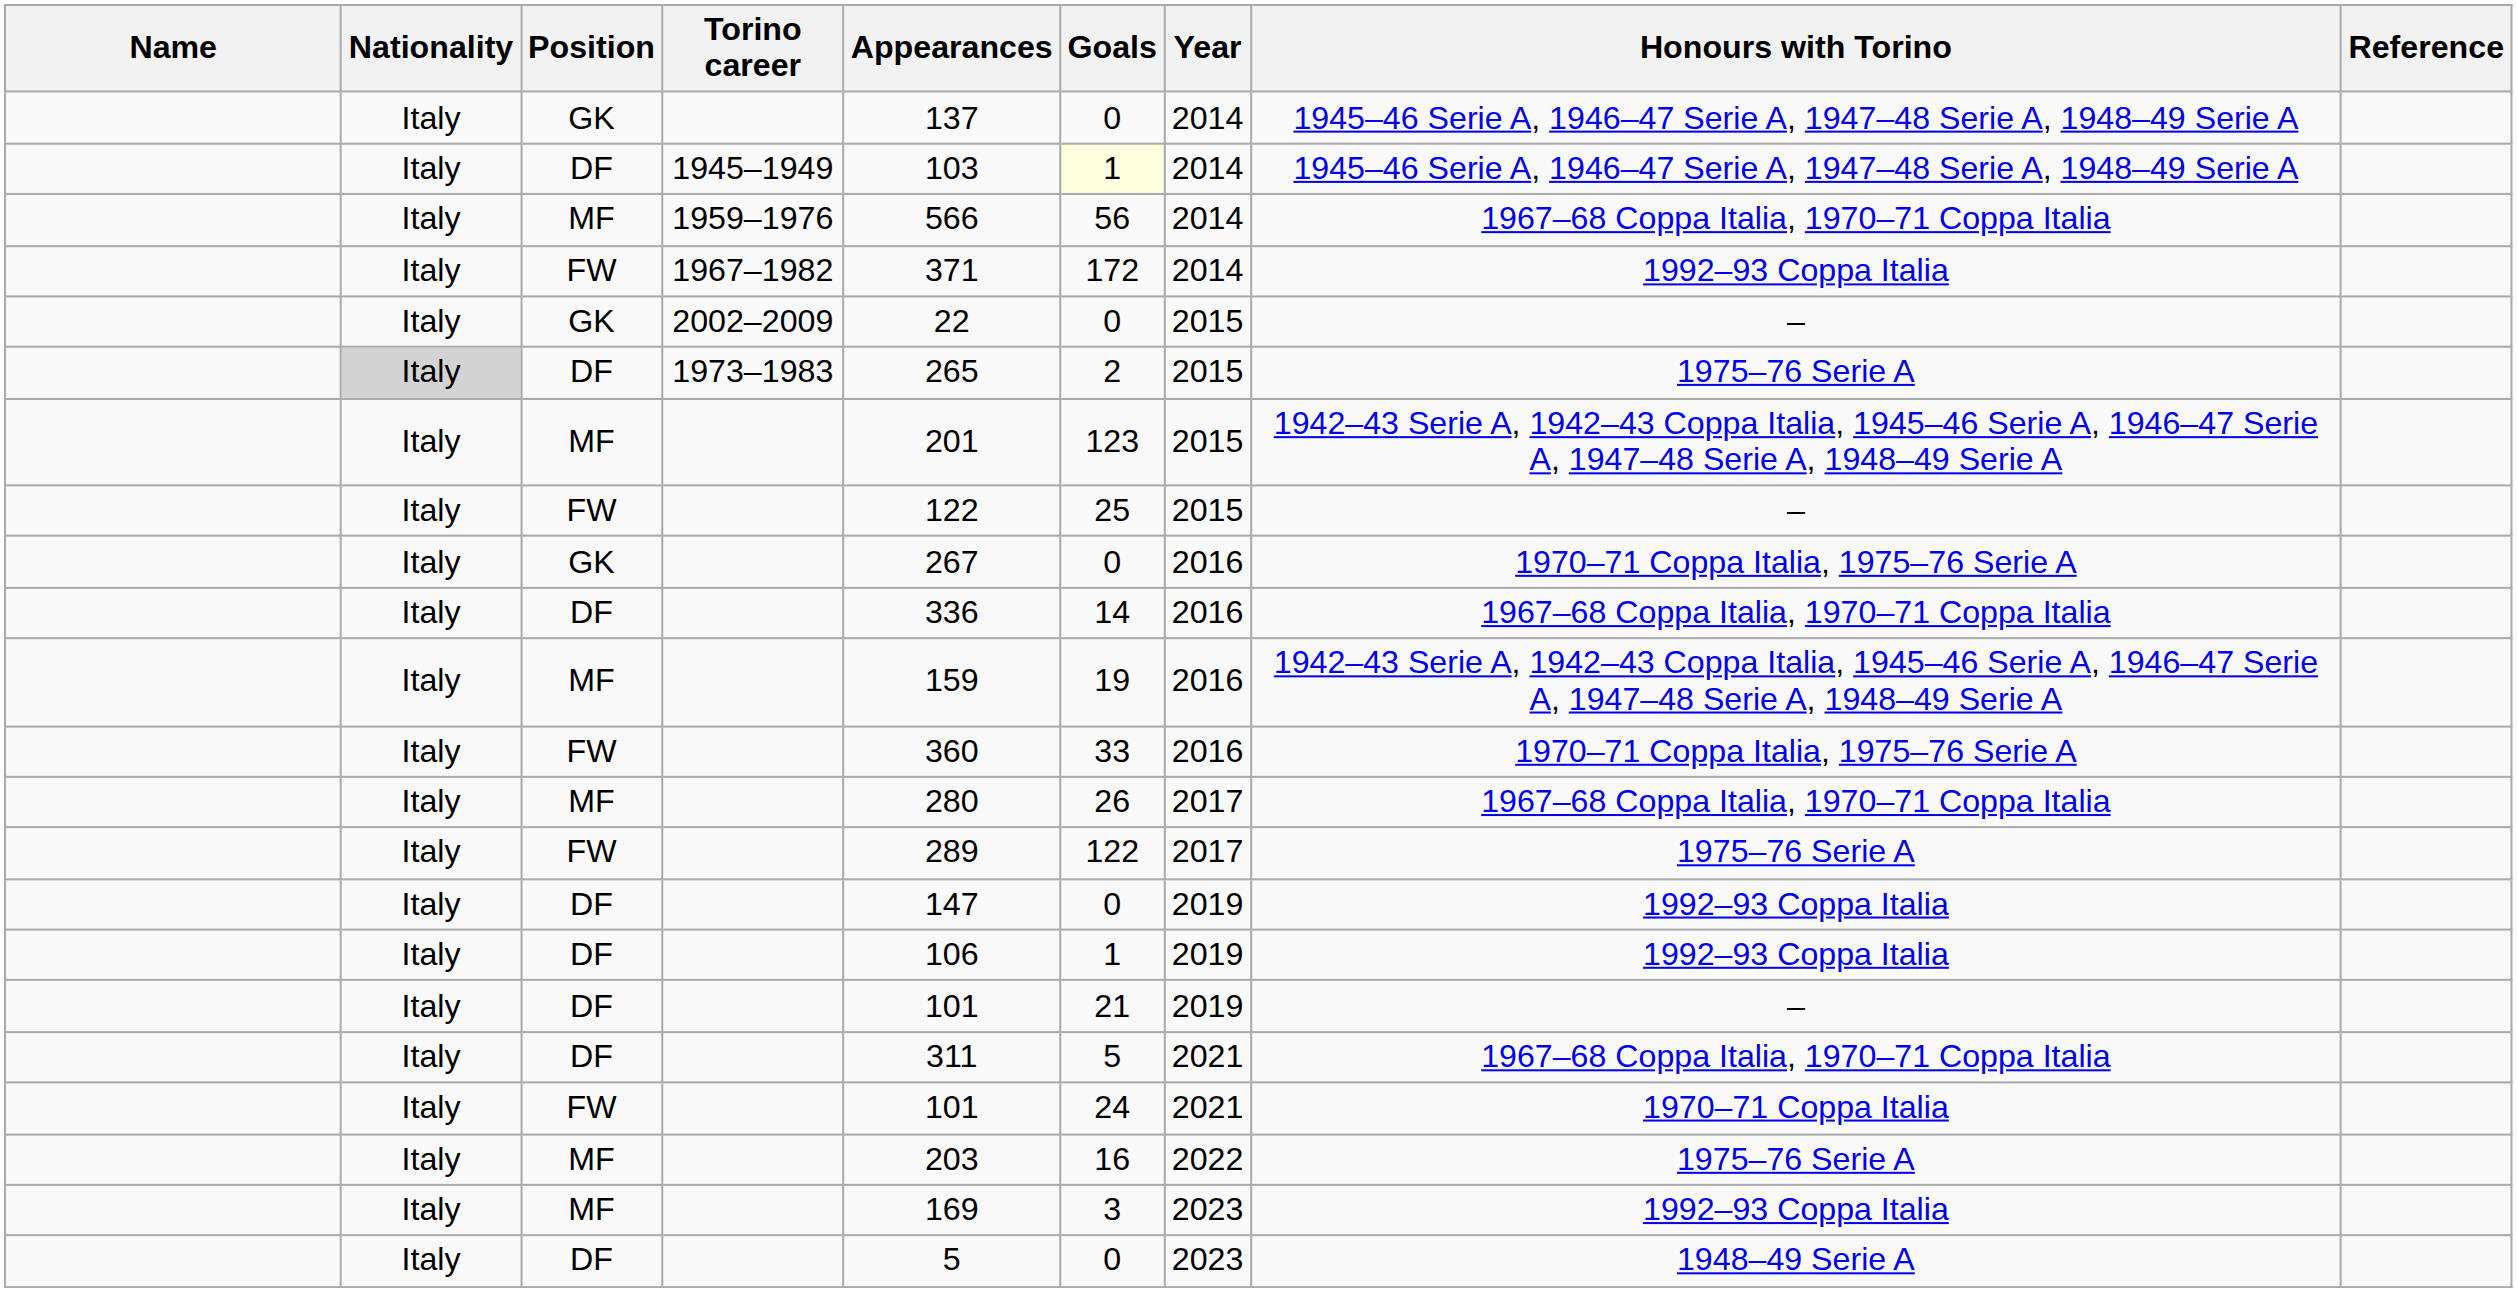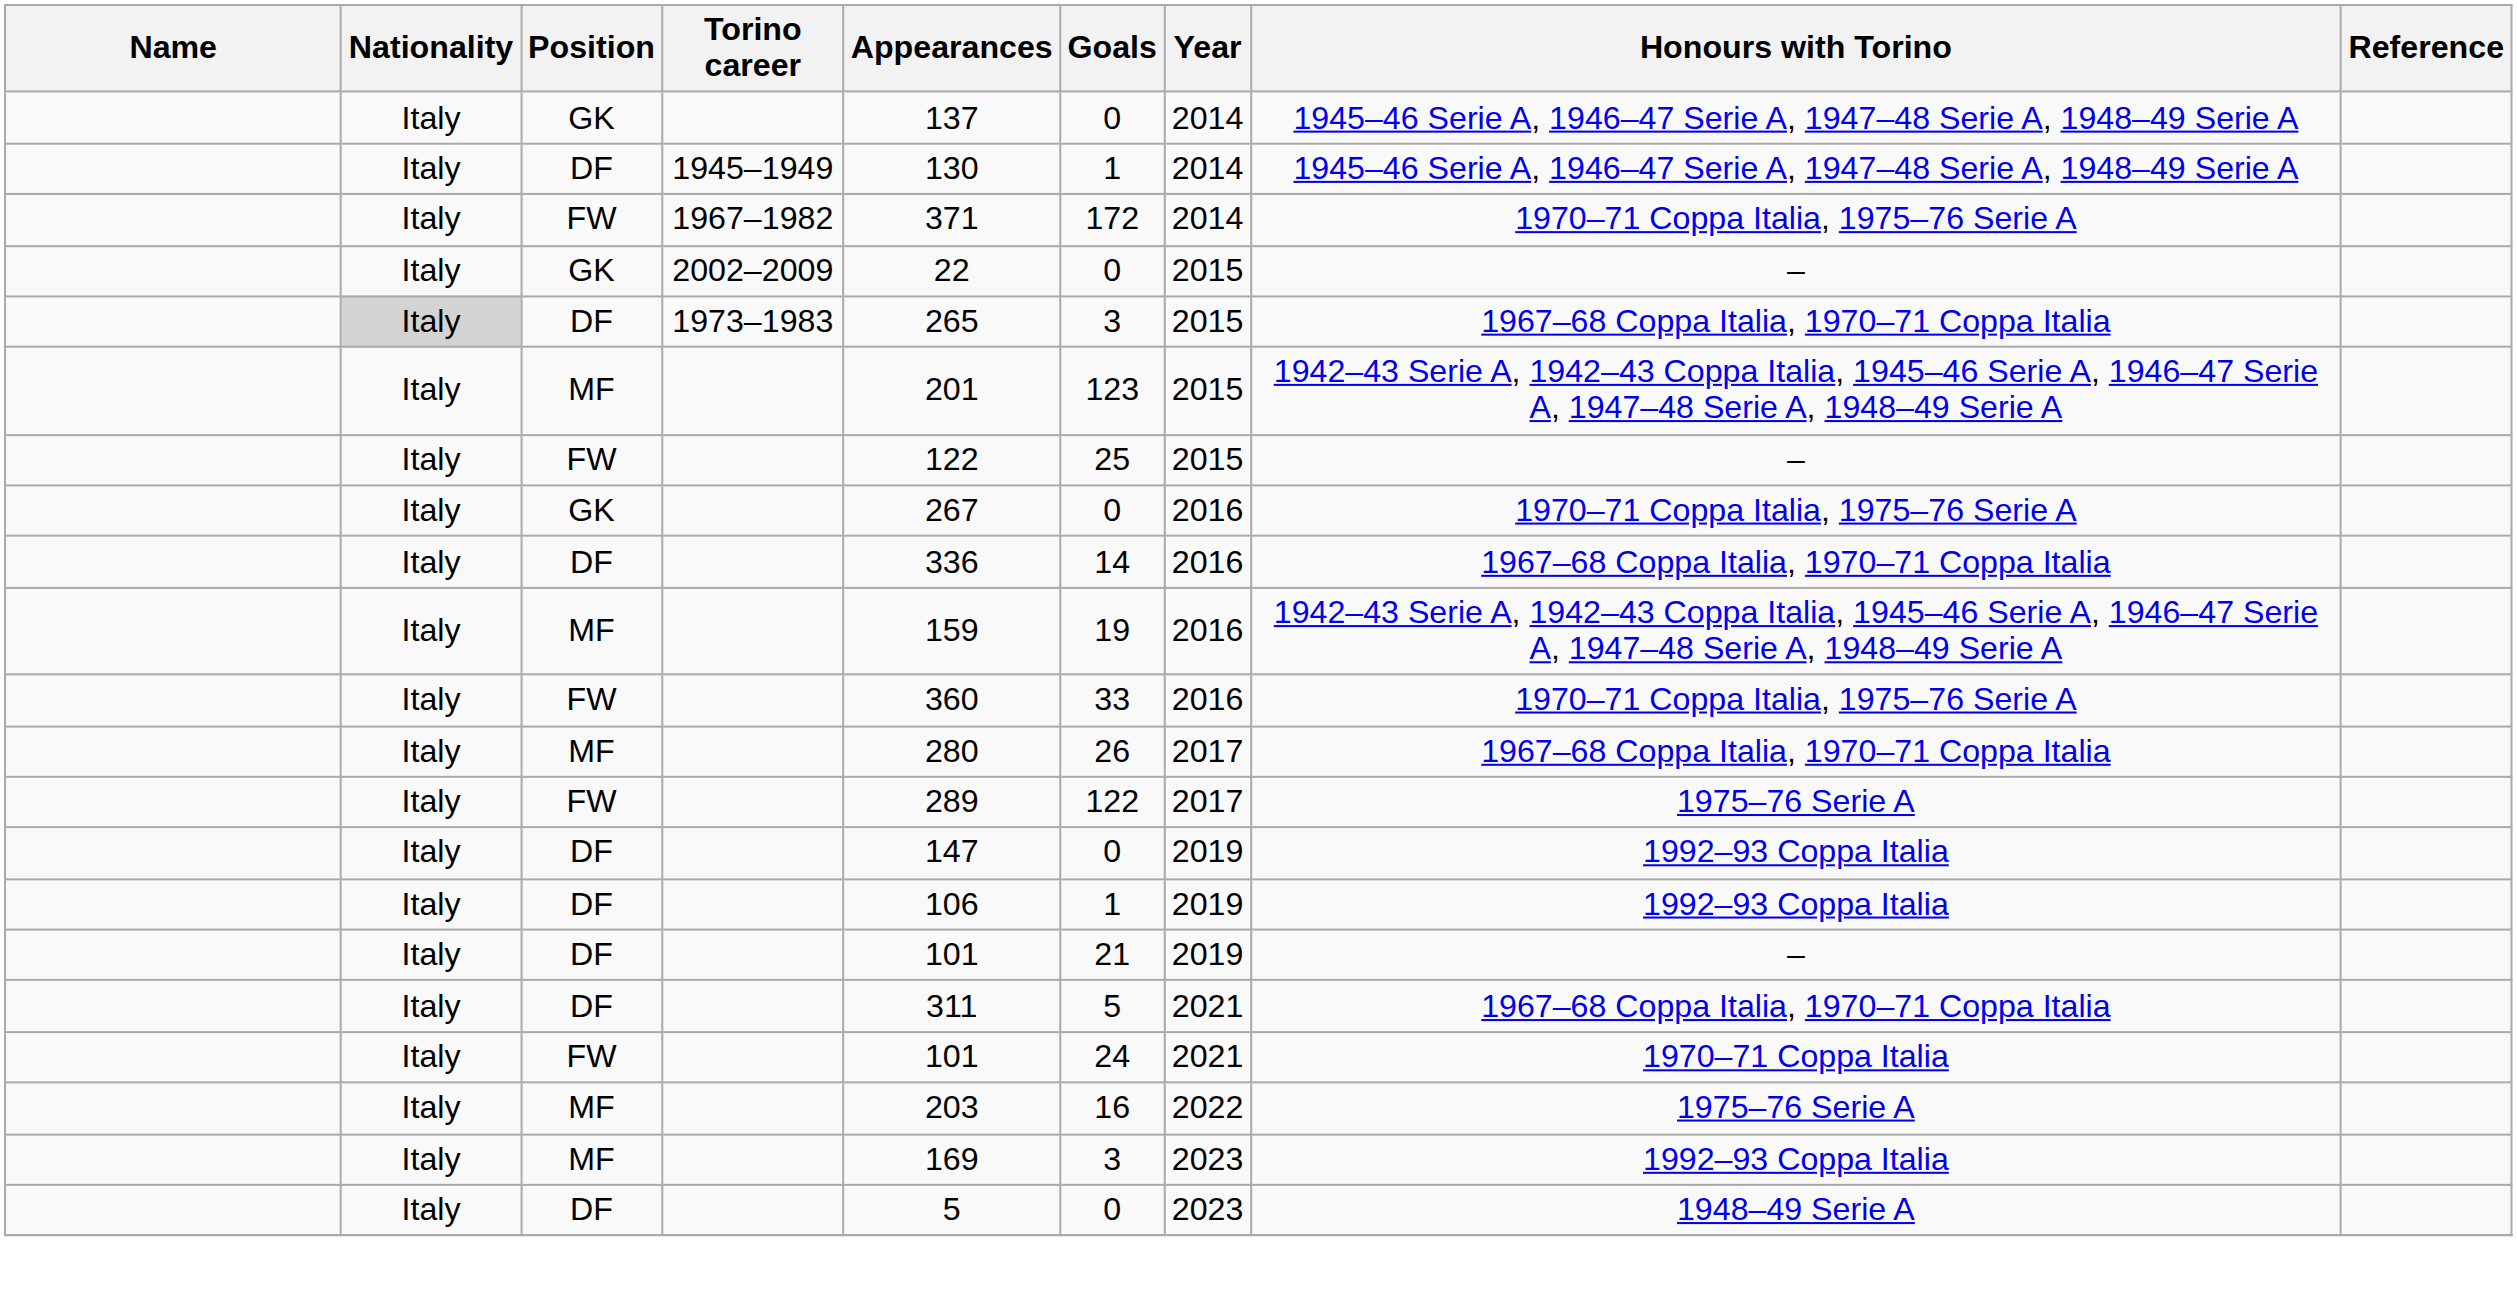(952, 168) 103 -> (952, 168) 130
(1112, 168) lightyellow background -> (1112, 168) no background
- row: (592, 219)
(1796, 270) 1992–93 Coppa Italia -> (1796, 219) 1970–71 Coppa Italia, 1975–76 Serie A
(1112, 372) 2 -> (1112, 321) 3
(1796, 372) 1975–76 Serie A -> (1796, 321) 1967–68 Coppa Italia, 1970–71 Coppa Italia
